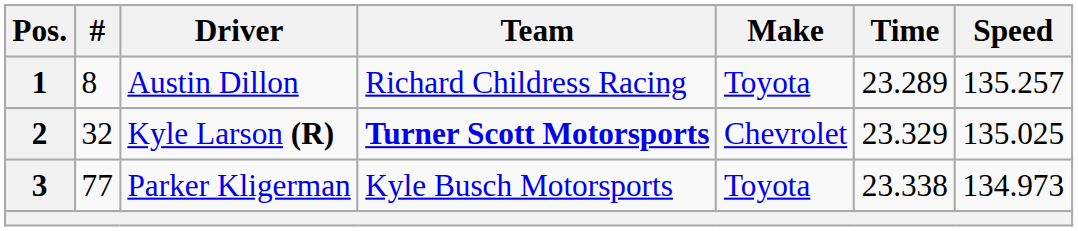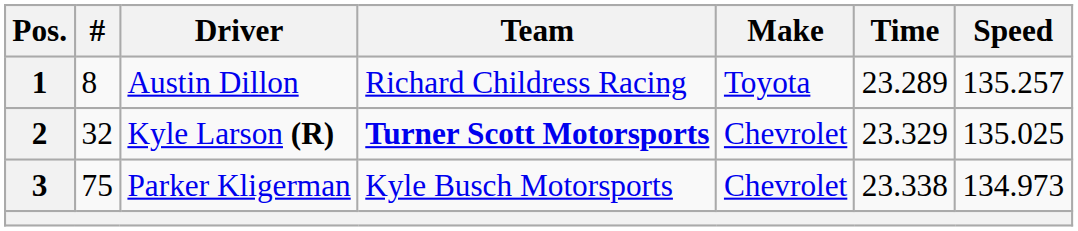(97, 185) 77 -> (97, 185) 75
(767, 185) Toyota -> (786, 185) Chevrolet
